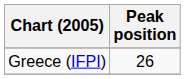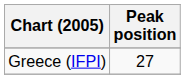(145, 61) 26 -> (145, 61) 27
